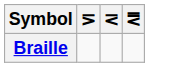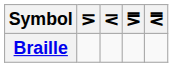+ column: (133, 19)
